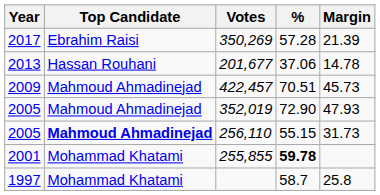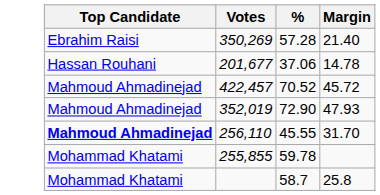- column: (24, 17)
(341, 40) 21.39 -> (341, 40) 21.40
(298, 86) 70.51 -> (298, 86) 70.52
(341, 86) 45.73 -> (341, 86) 45.72
(298, 133) 55.15 -> (298, 133) 45.55
(341, 133) 31.73 -> (341, 133) 31.70
(298, 156) bold -> (298, 156) normal
